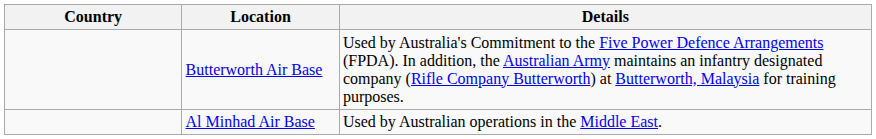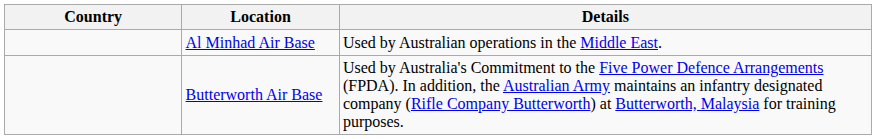rows swapped: (254, 69) <-> (250, 121)
